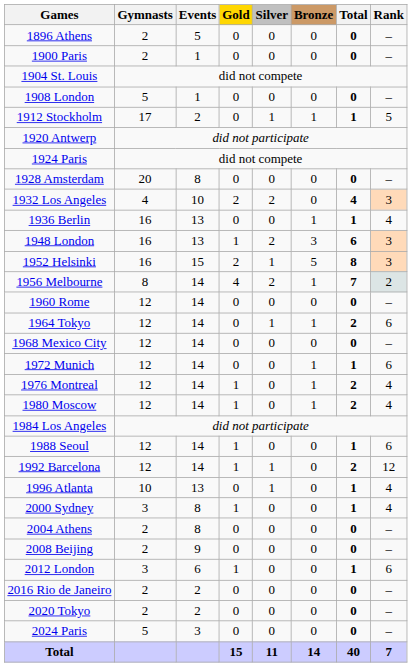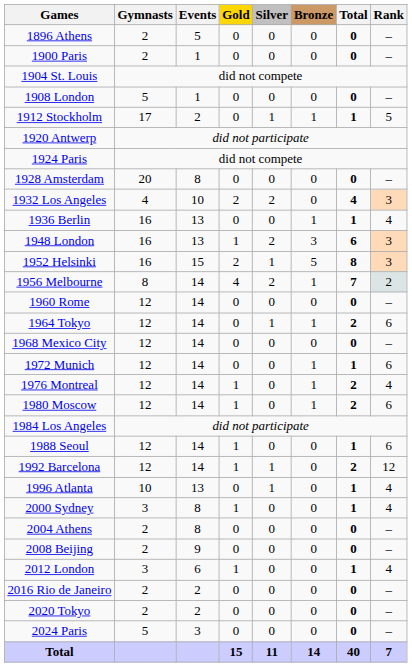(389, 405) 4 -> (389, 405) 6
(389, 569) 6 -> (389, 569) 4
